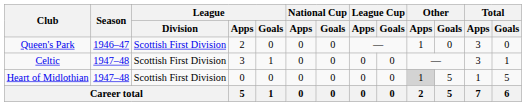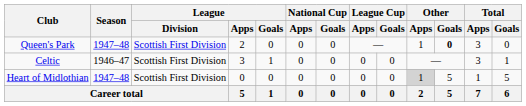(111, 45) 1946–47 -> (111, 45) 1947–48
(450, 45) normal -> (450, 45) bold
(111, 61) 1947–48 -> (111, 61) 1946–47
